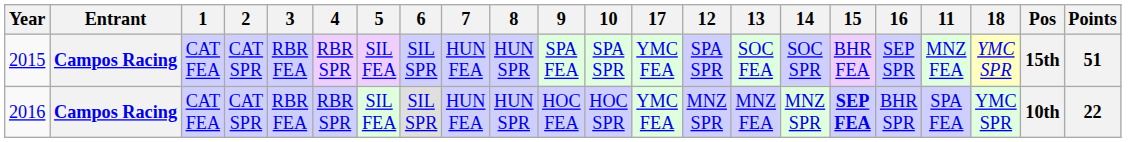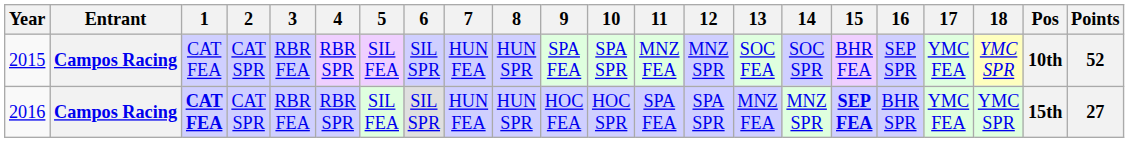columns swapped: (946, 19) <-> (657, 19)
(707, 59) SPA SPR -> (708, 59) MNZ SPR
(1042, 59) 15th -> (1045, 59) 10th
(1093, 59) 51 -> (1095, 59) 52
(203, 111) normal -> (204, 111) bold
(707, 111) MNZ SPR -> (708, 111) SPA SPR
(1042, 111) 10th -> (1045, 111) 15th
(1093, 111) 22 -> (1095, 111) 27
